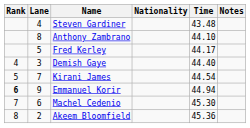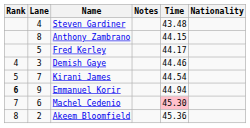columns swapped: (161, 11) <-> (232, 11)
(204, 37) 44.10 -> (174, 37) 44.15
(204, 63) 44.40 -> (174, 63) 44.46
(204, 103) no background -> (174, 103) pink background
